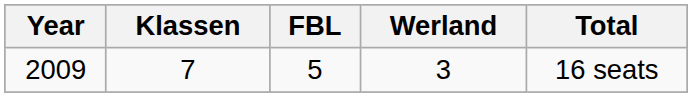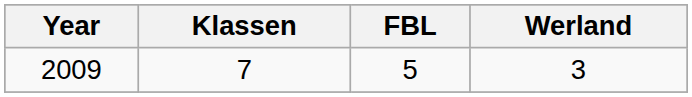- column: (607, 26)
